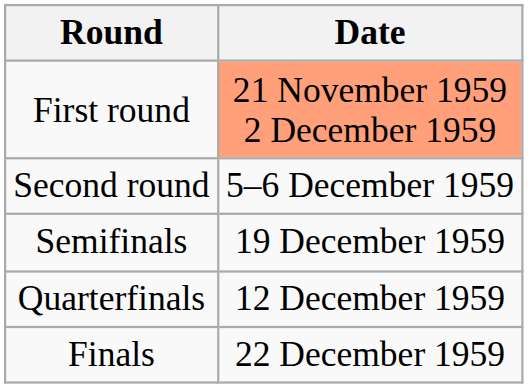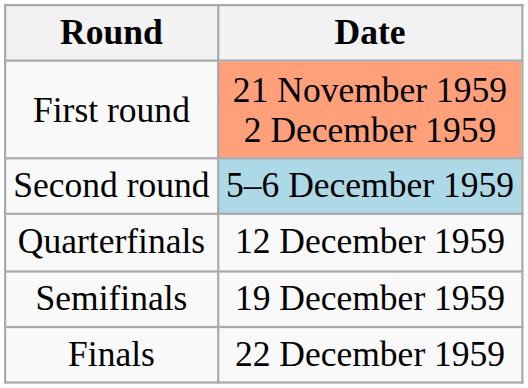(370, 185) no background -> (370, 185) lightblue background
rows swapped: (111, 297) <-> (111, 241)
